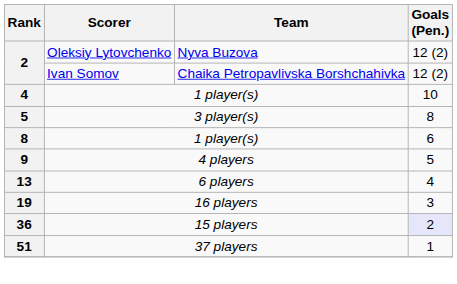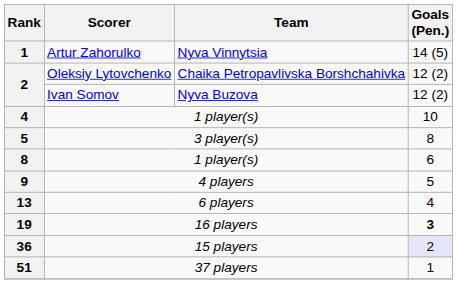+ row: (24, 52)
(218, 52) Nyva Buzova -> (291, 73) Chaika Petropavlivska Borshchahivka
(291, 73) Chaika Petropavlivska Borshchahivka -> (218, 95) Nyva Buzova
(430, 203) normal -> (430, 224) bold
